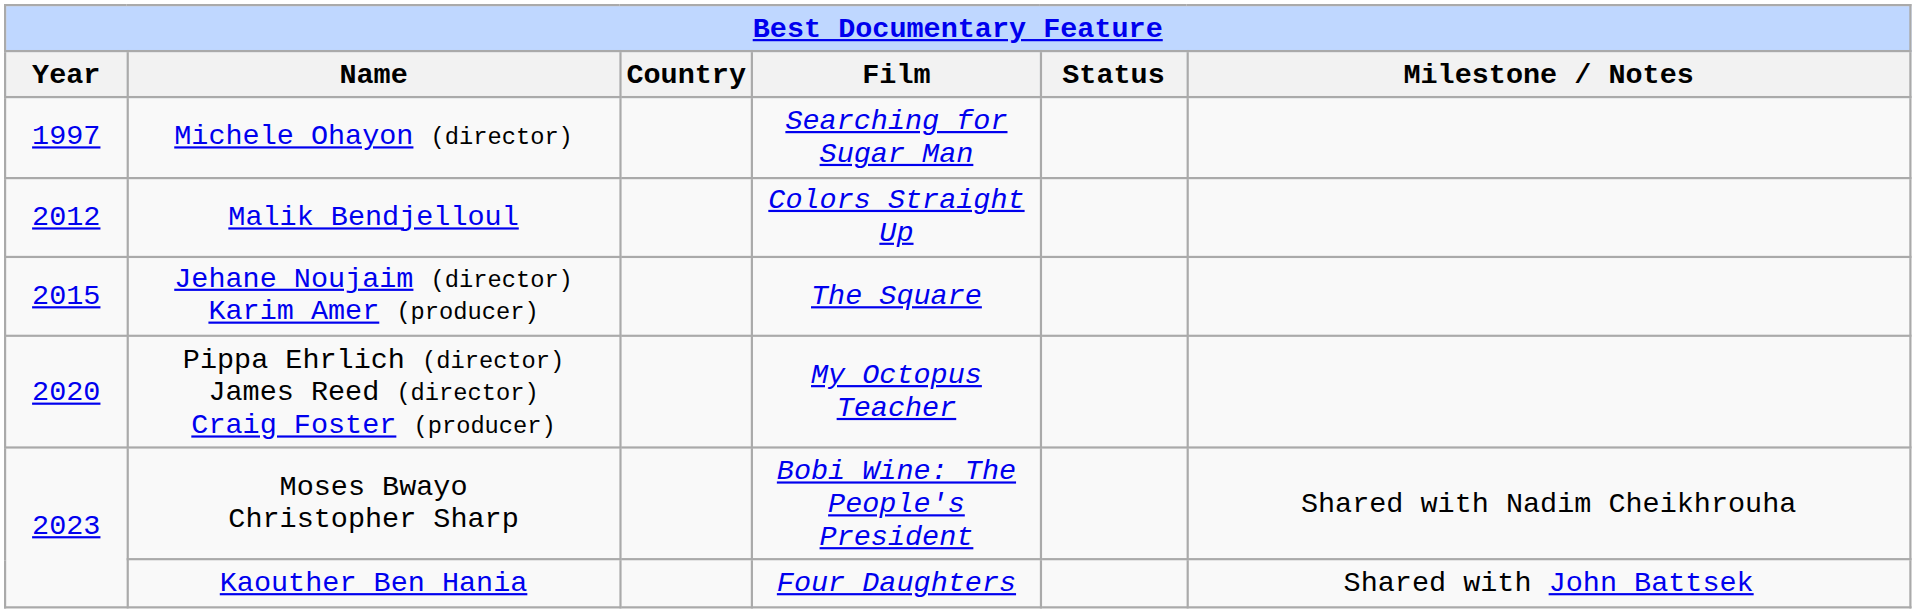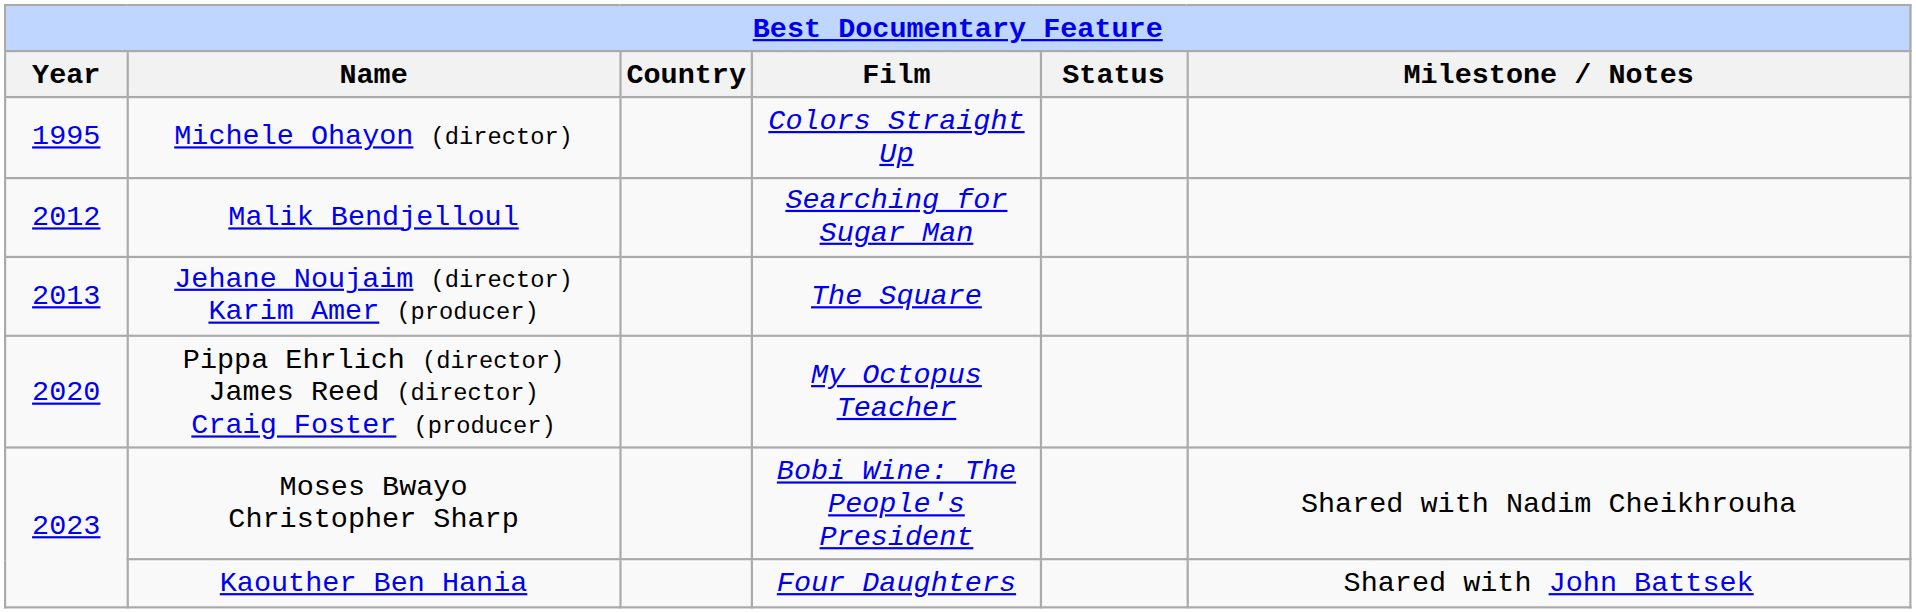(66, 138) 1997 -> (66, 138) 1995
(896, 138) Searching for Sugar Man -> (896, 138) Colors Straight Up
(896, 217) Colors Straight Up -> (896, 217) Searching for Sugar Man
(66, 296) 2015 -> (66, 296) 2013
